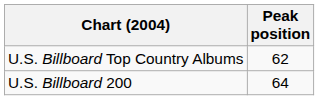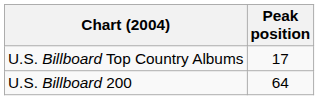(280, 58) 62 -> (280, 58) 17
